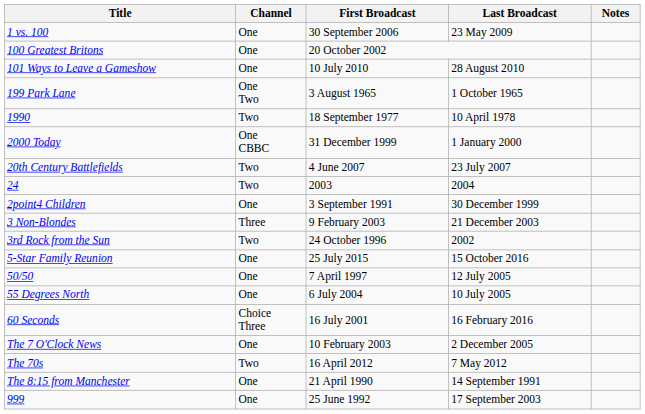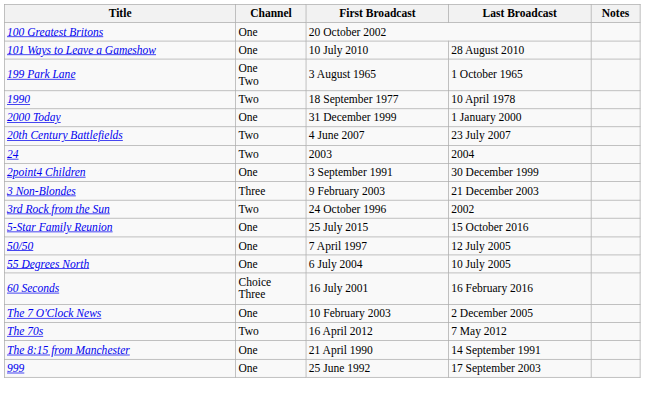- row: (28, 31)
(254, 142) One CBBC -> (248, 117) One
